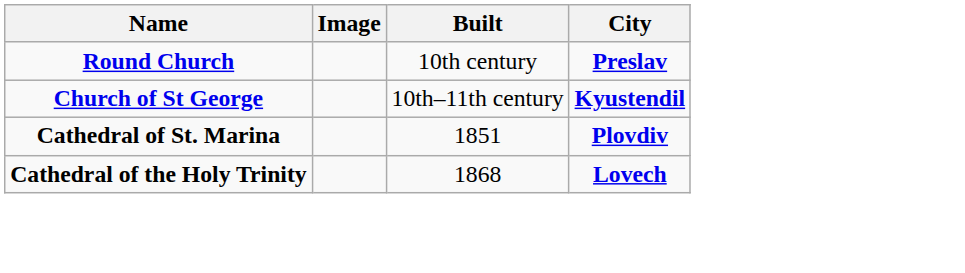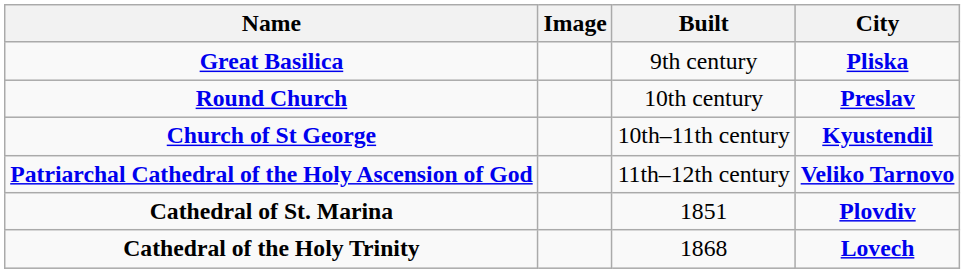+ row: (271, 60)
+ row: (271, 173)
